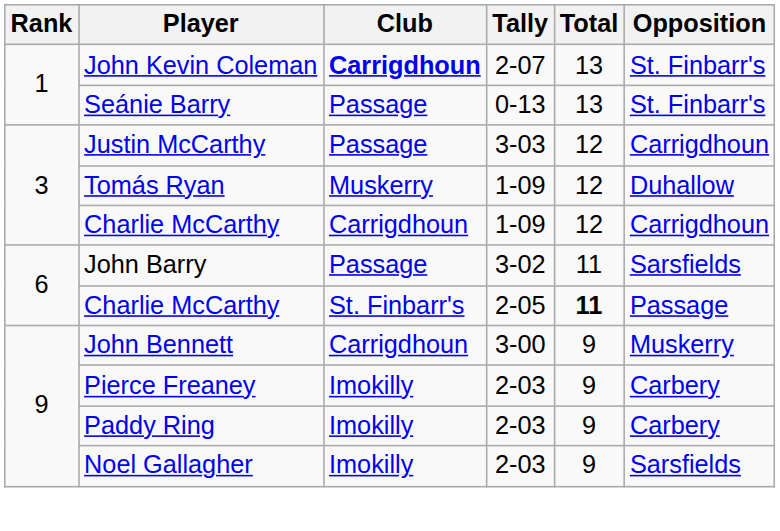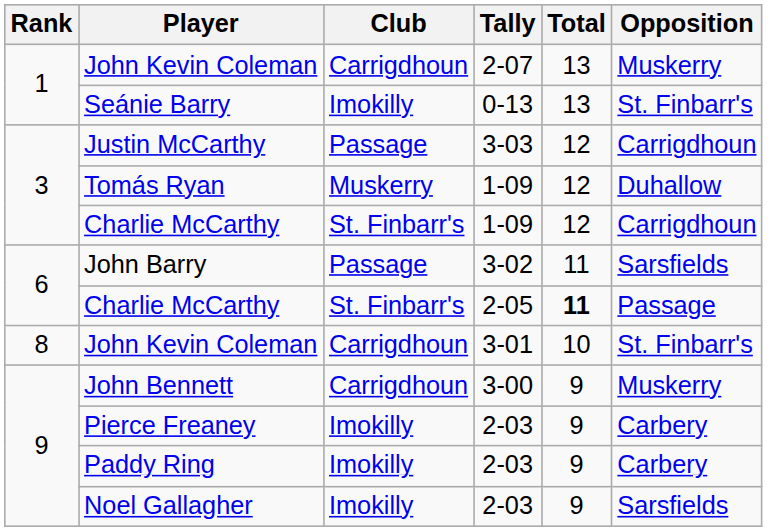(405, 64) bold -> (399, 64) normal
(698, 64) St. Finbarr's -> (669, 64) Muskerry
(378, 104) Passage -> (371, 104) Imokilly
(399, 225) Carrigdhoun -> (397, 225) St. Finbarr's
+ row: (201, 345)
